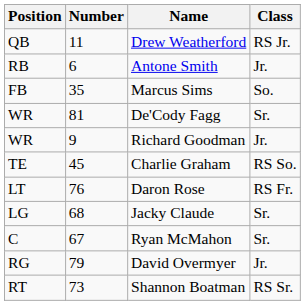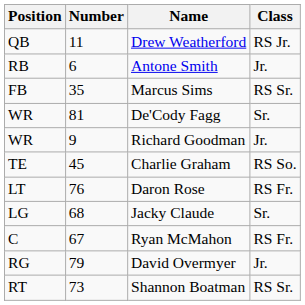(264, 90) So. -> (273, 90) RS Sr.
(262, 238) Sr. -> (273, 238) RS Fr.
